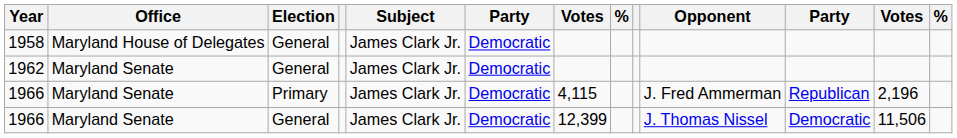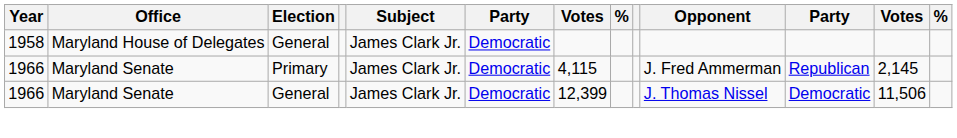- row: (26, 68)
(898, 94) 2,196 -> (898, 68) 2,145
